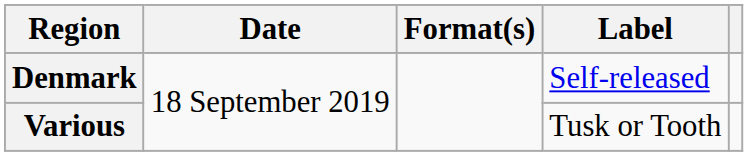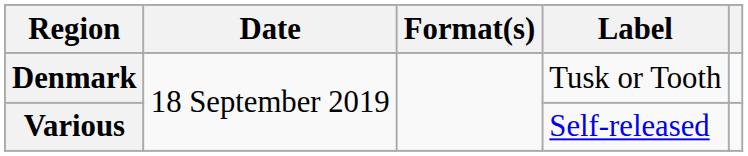(630, 77) Self-released -> (635, 77) Tusk or Tooth
(635, 126) Tusk or Tooth -> (630, 126) Self-released
